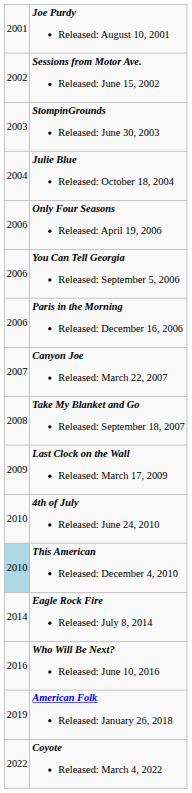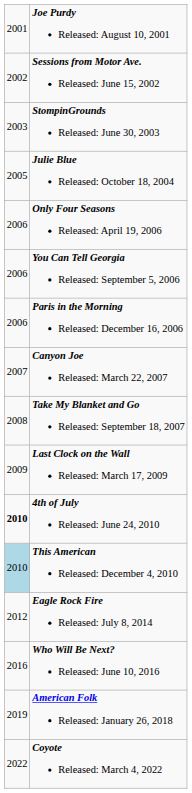(17, 175) 2004 -> (17, 175) 2005
(17, 518) normal -> (17, 518) bold
(17, 616) 2014 -> (17, 616) 2012
